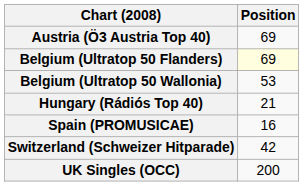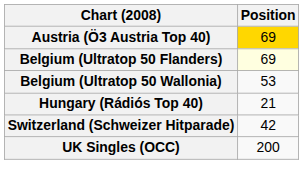(268, 37) no background -> (268, 37) gold background
- row: (121, 125)
